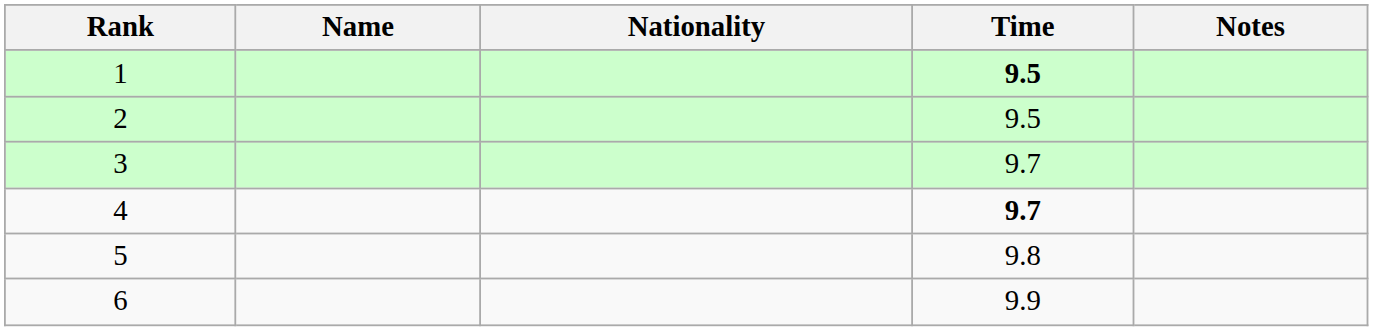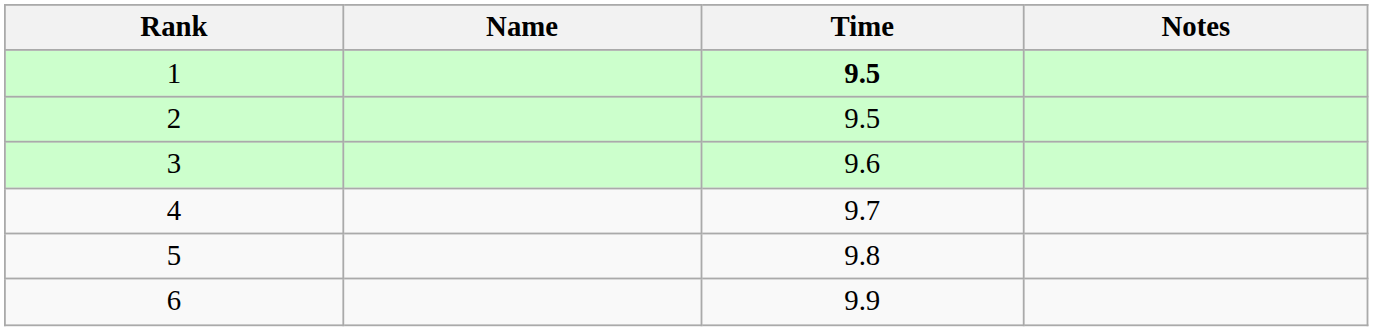- column: (696, 27)
(1023, 164) 9.7 -> (862, 164) 9.6
(1023, 210) bold -> (862, 210) normal
